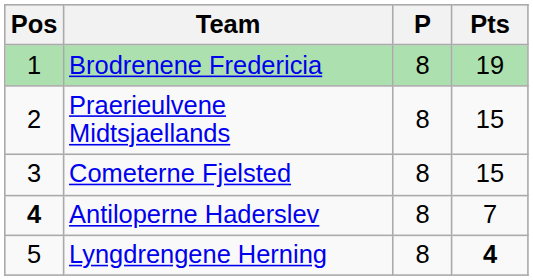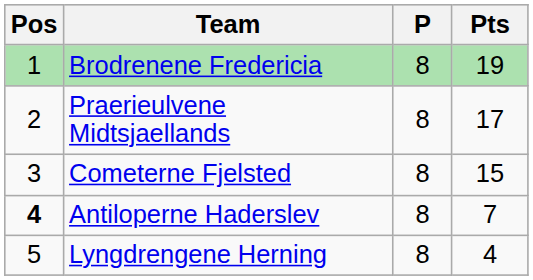(490, 119) 15 -> (490, 119) 17
(490, 255) bold -> (490, 255) normal
